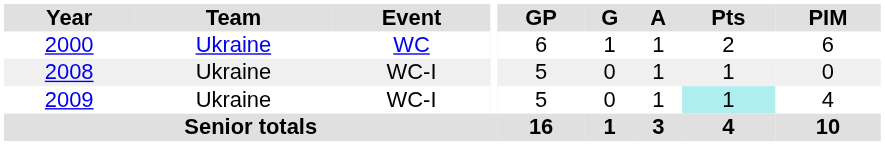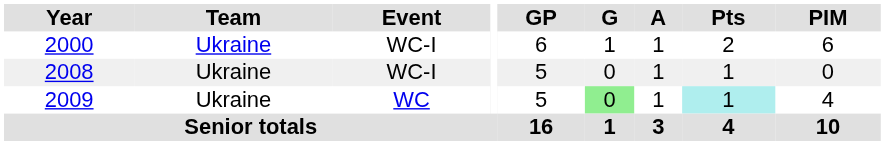(412, 44) WC -> (412, 44) WC-I
(412, 99) WC-I -> (412, 99) WC
(610, 99) no background -> (610, 99) lightgreen background
